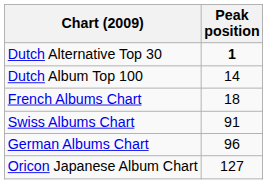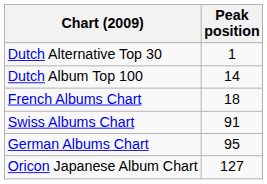(232, 54) bold -> (232, 54) normal
(232, 144) 96 -> (232, 144) 95
